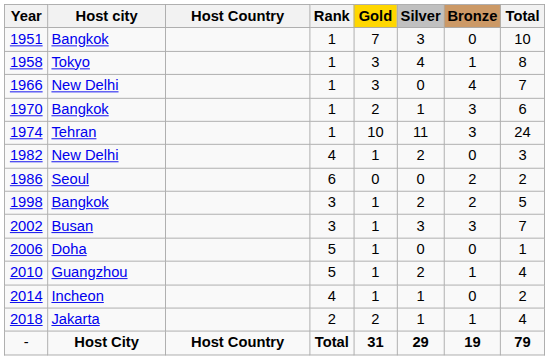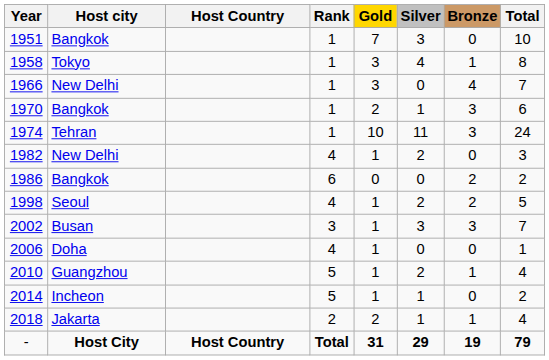(70, 179) Seoul -> (80, 179) Bangkok
(80, 202) Bangkok -> (70, 202) Seoul
(332, 202) 3 -> (332, 202) 4
(332, 249) 5 -> (332, 249) 4
(332, 296) 4 -> (332, 296) 5
